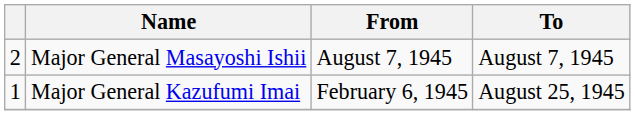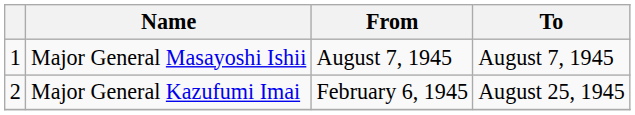(15, 57) 2 -> (15, 57) 1
(15, 92) 1 -> (15, 92) 2
